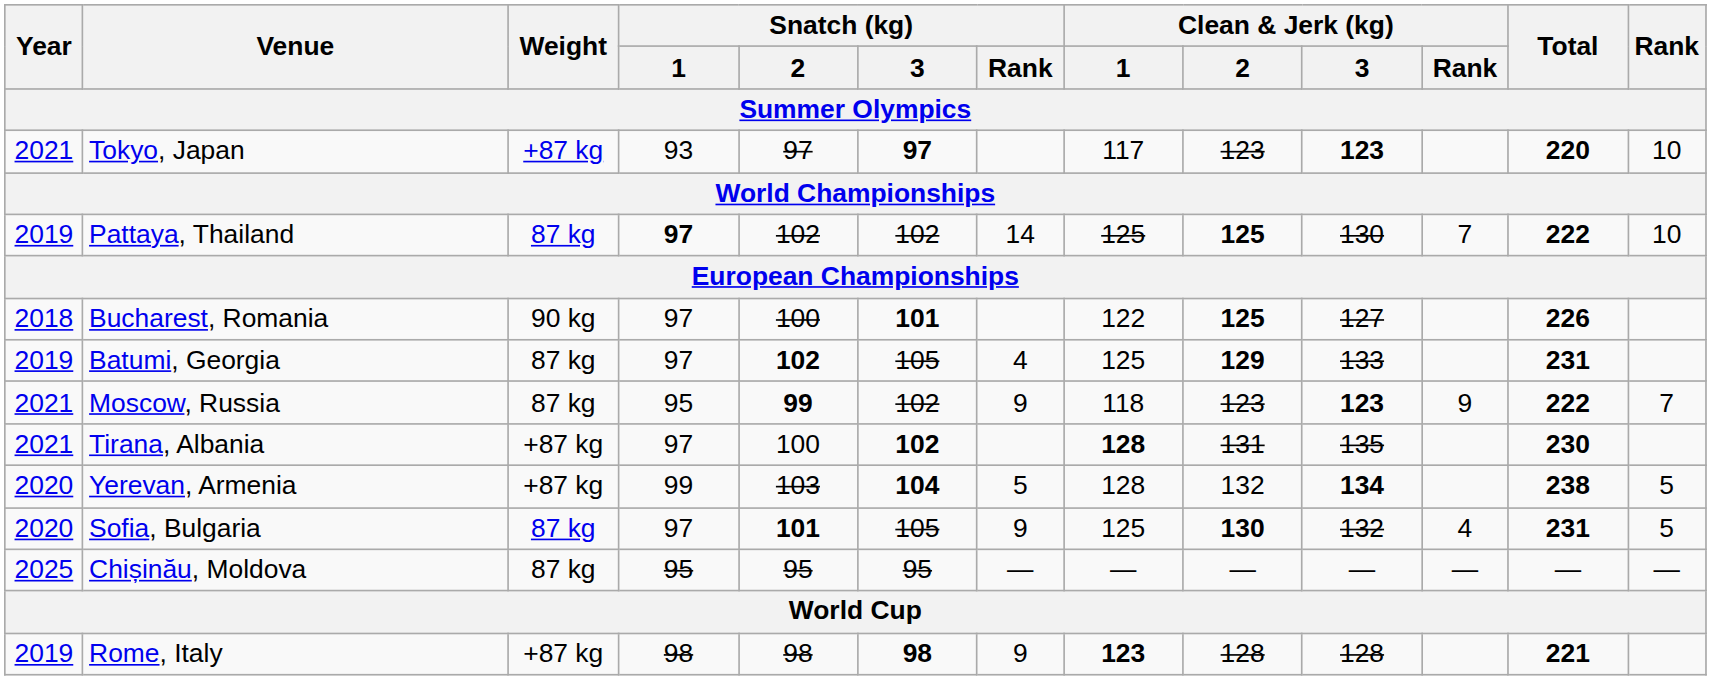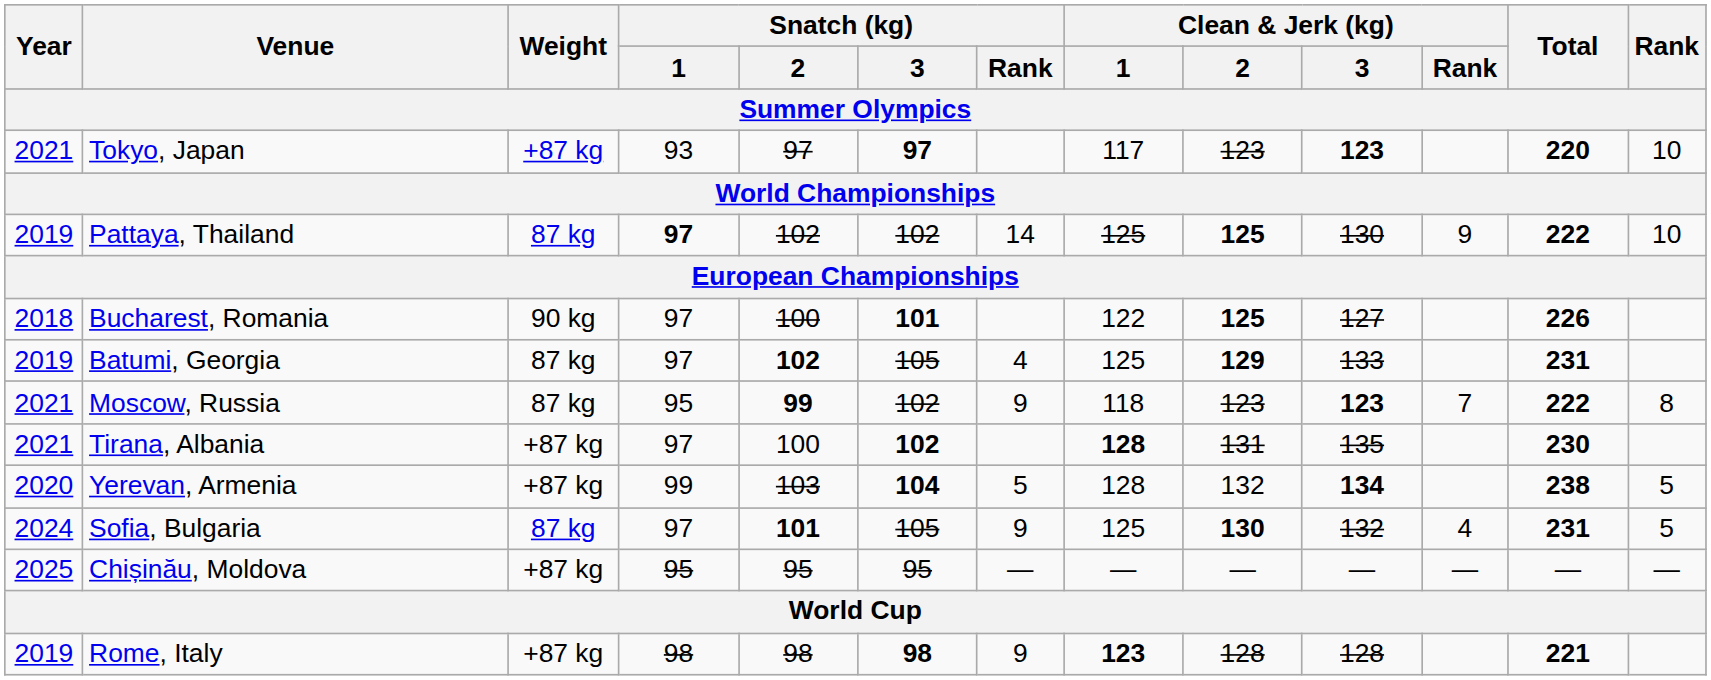(1465, 234) 7 -> (1465, 234) 9
(1465, 402) 9 -> (1465, 402) 7
(1667, 402) 7 -> (1667, 402) 8
(44, 527) 2020 -> (44, 527) 2024
(563, 569) 87 kg -> (563, 569) +87 kg
